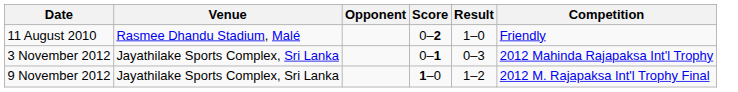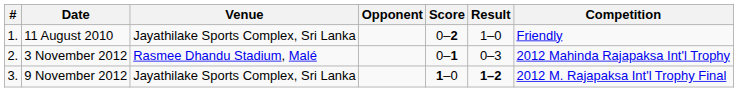+ column: (13, 14)
(208, 35) Rasmee Dhandu Stadium, Malé -> (244, 35) Jayathilake Sports Complex, Sri Lanka
(228, 55) Jayathilake Sports Complex, Sri Lanka -> (225, 55) Rasmee Dhandu Stadium, Malé
(474, 76) normal -> (491, 76) bold
